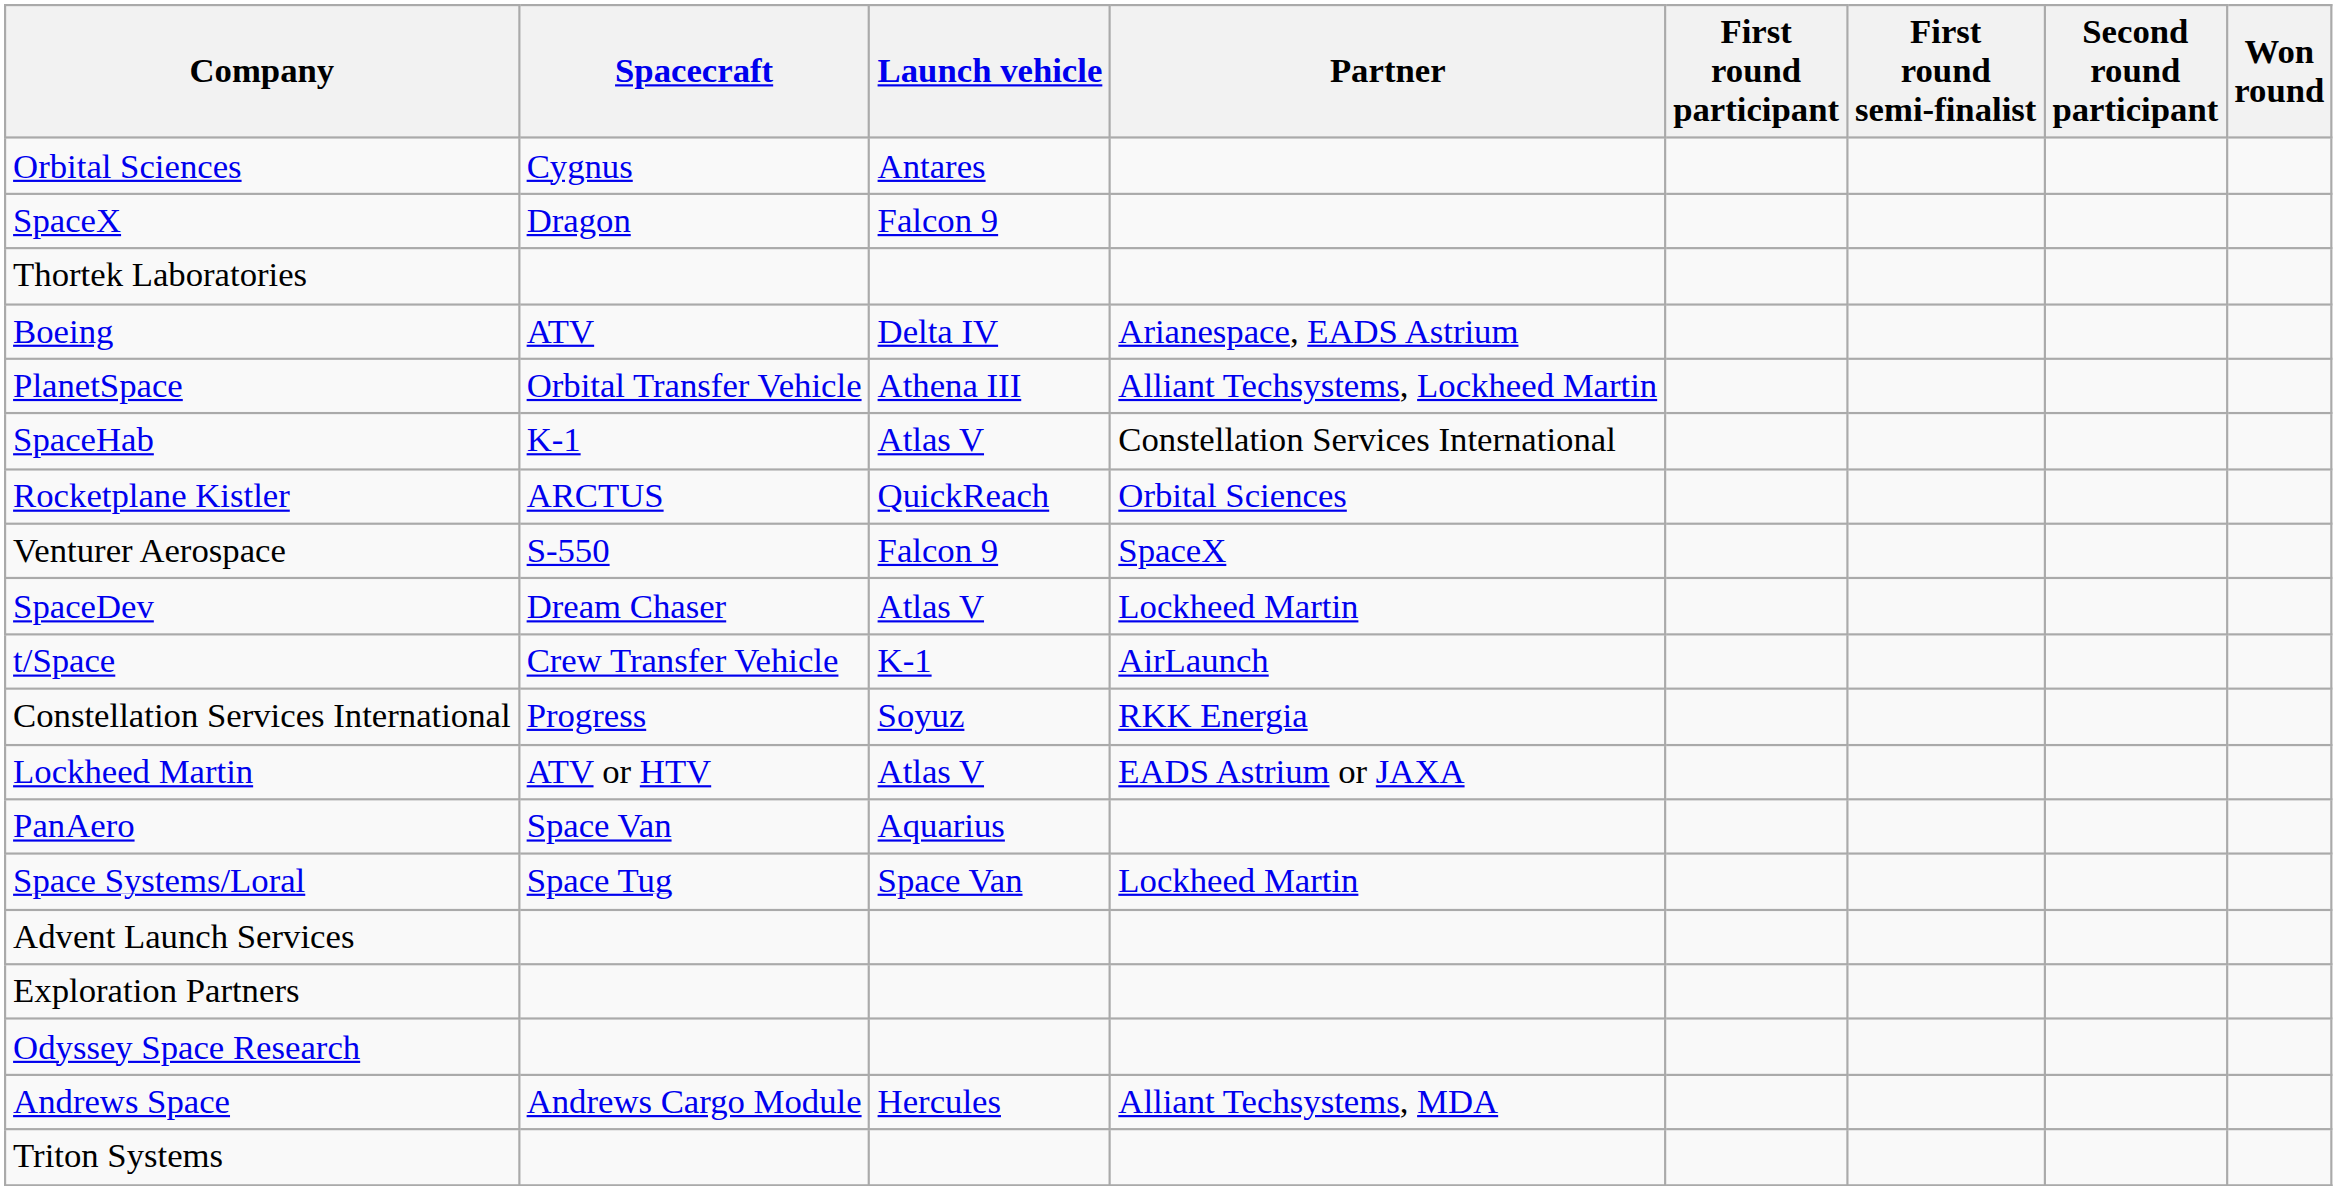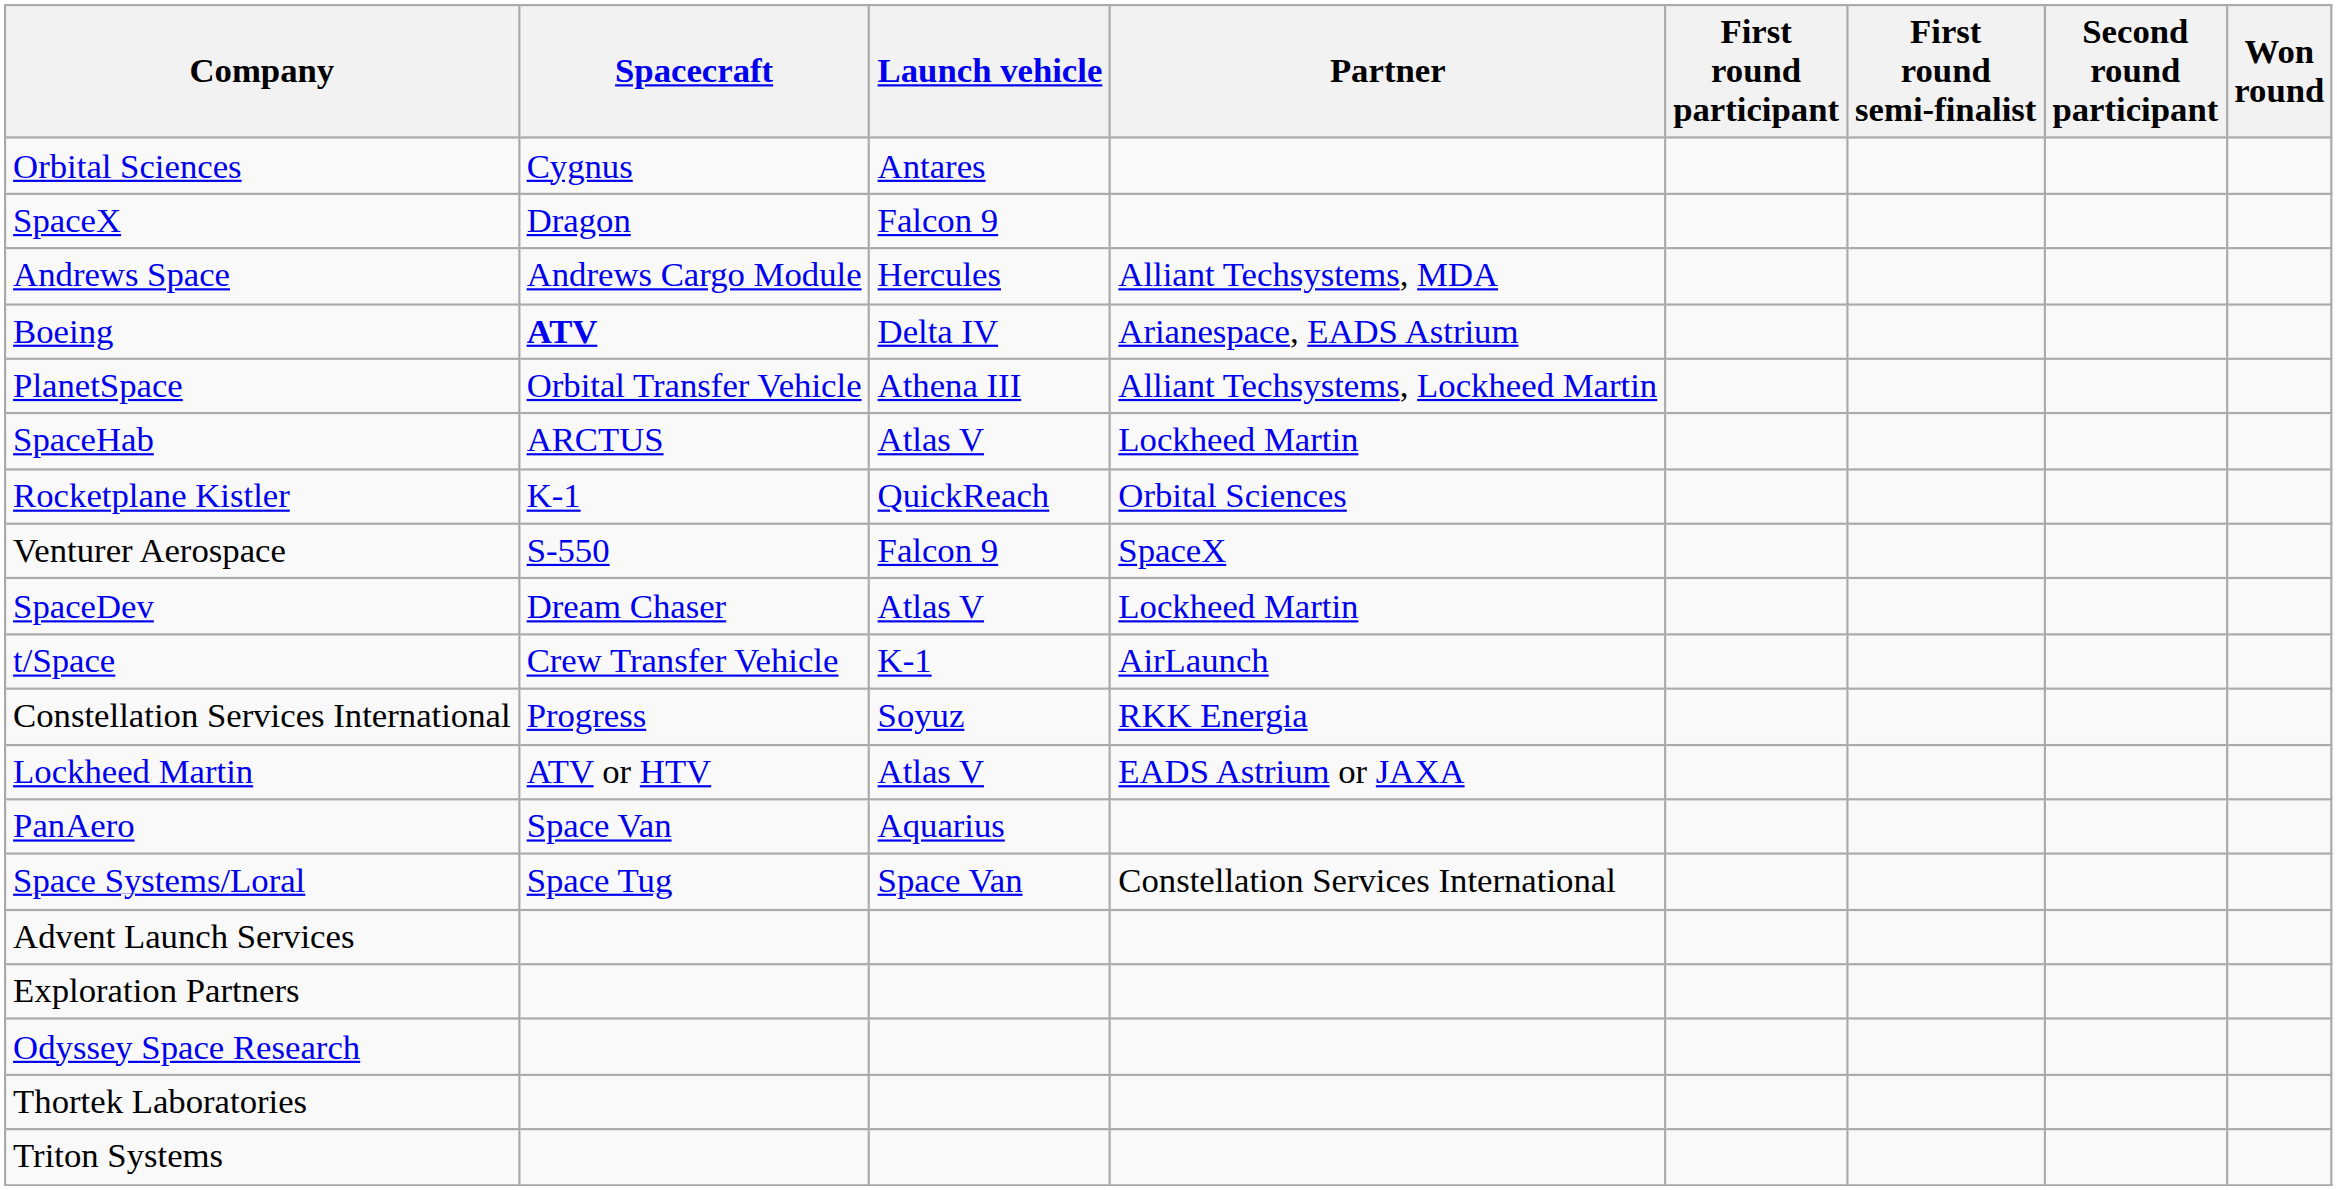rows swapped: (122, 1101) <-> (160, 275)
(560, 330) normal -> (562, 330) bold
(554, 440) K-1 -> (595, 440) ARCTUS
(1367, 440) Constellation Services International -> (1238, 440) Lockheed Martin
(595, 495) ARCTUS -> (554, 495) K-1
(1238, 881) Lockheed Martin -> (1367, 881) Constellation Services International
